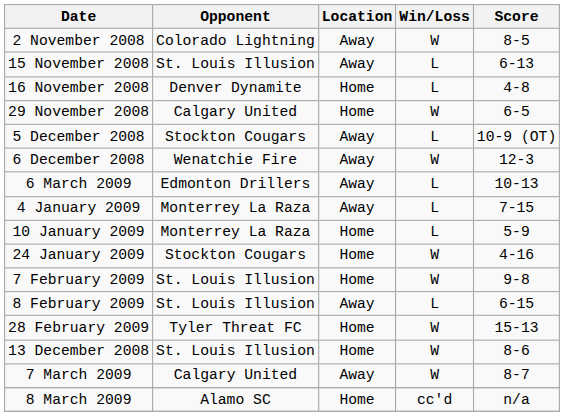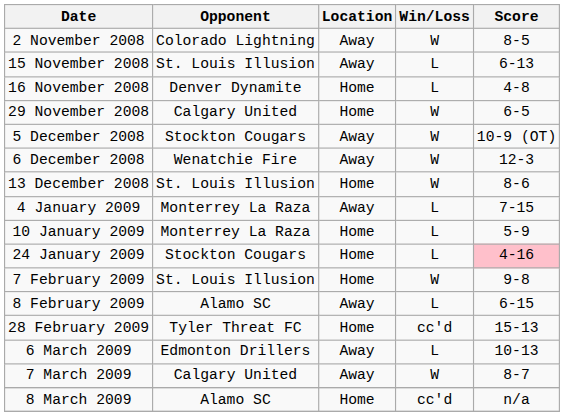(435, 136) L -> (435, 136) W
rows swapped: (79, 352) <-> (79, 184)
(435, 256) W -> (435, 256) L
(517, 256) no background -> (517, 256) pink background
(235, 304) St. Louis Illusion -> (235, 304) Alamo SC
(435, 328) W -> (435, 328) cc'd
